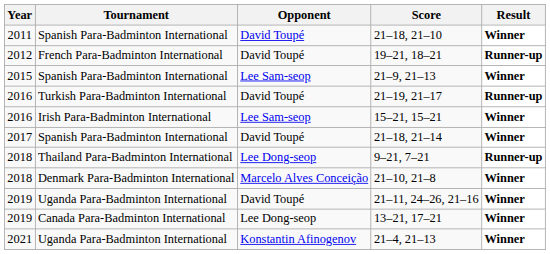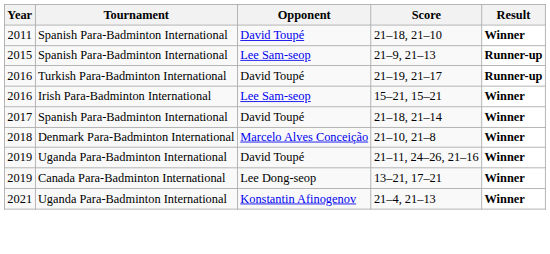- row: (408, 55)
(505, 76) Winner -> (513, 55) Runner-up
- row: (402, 158)
